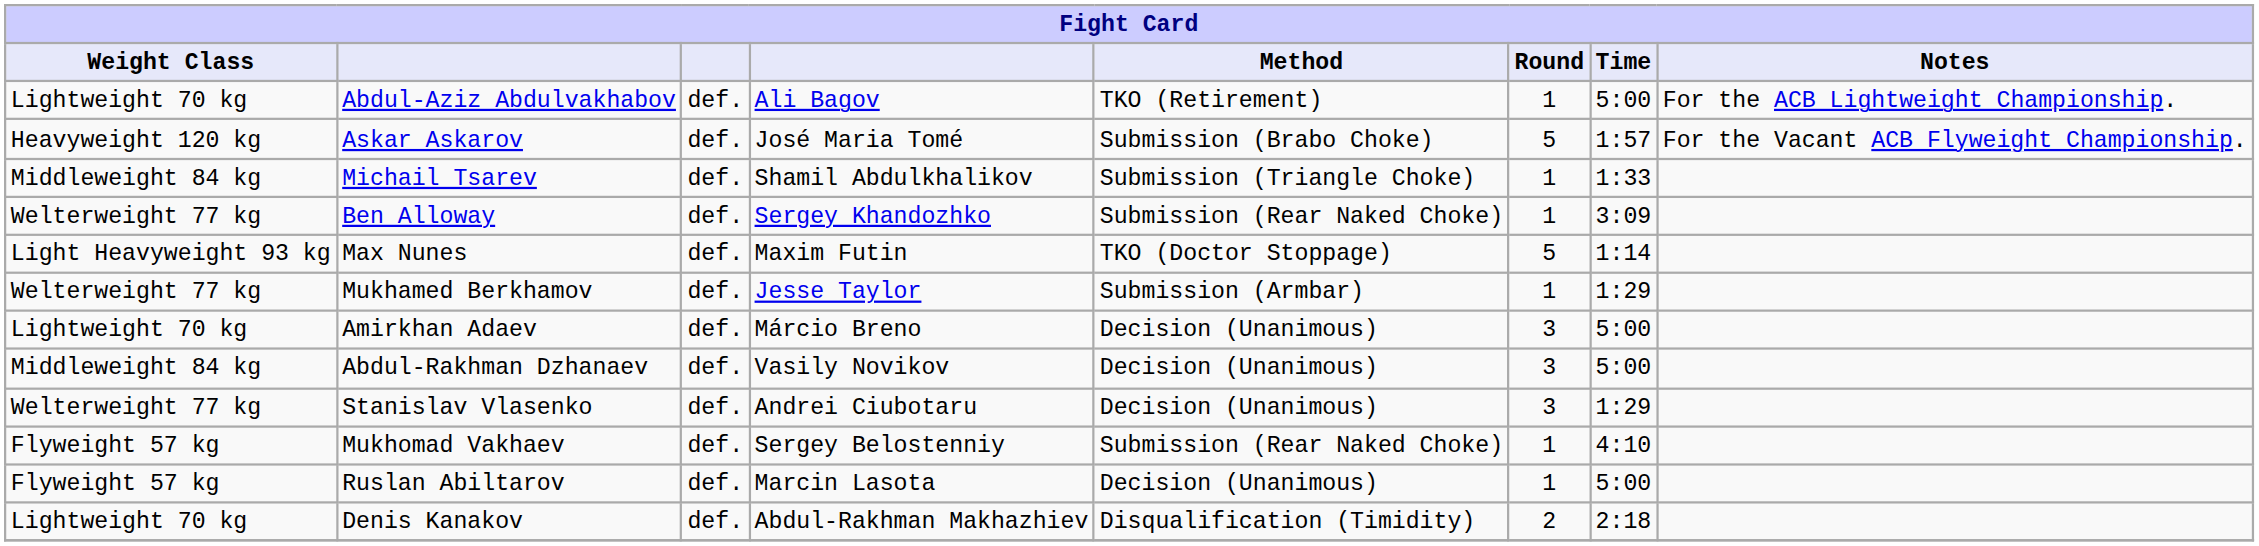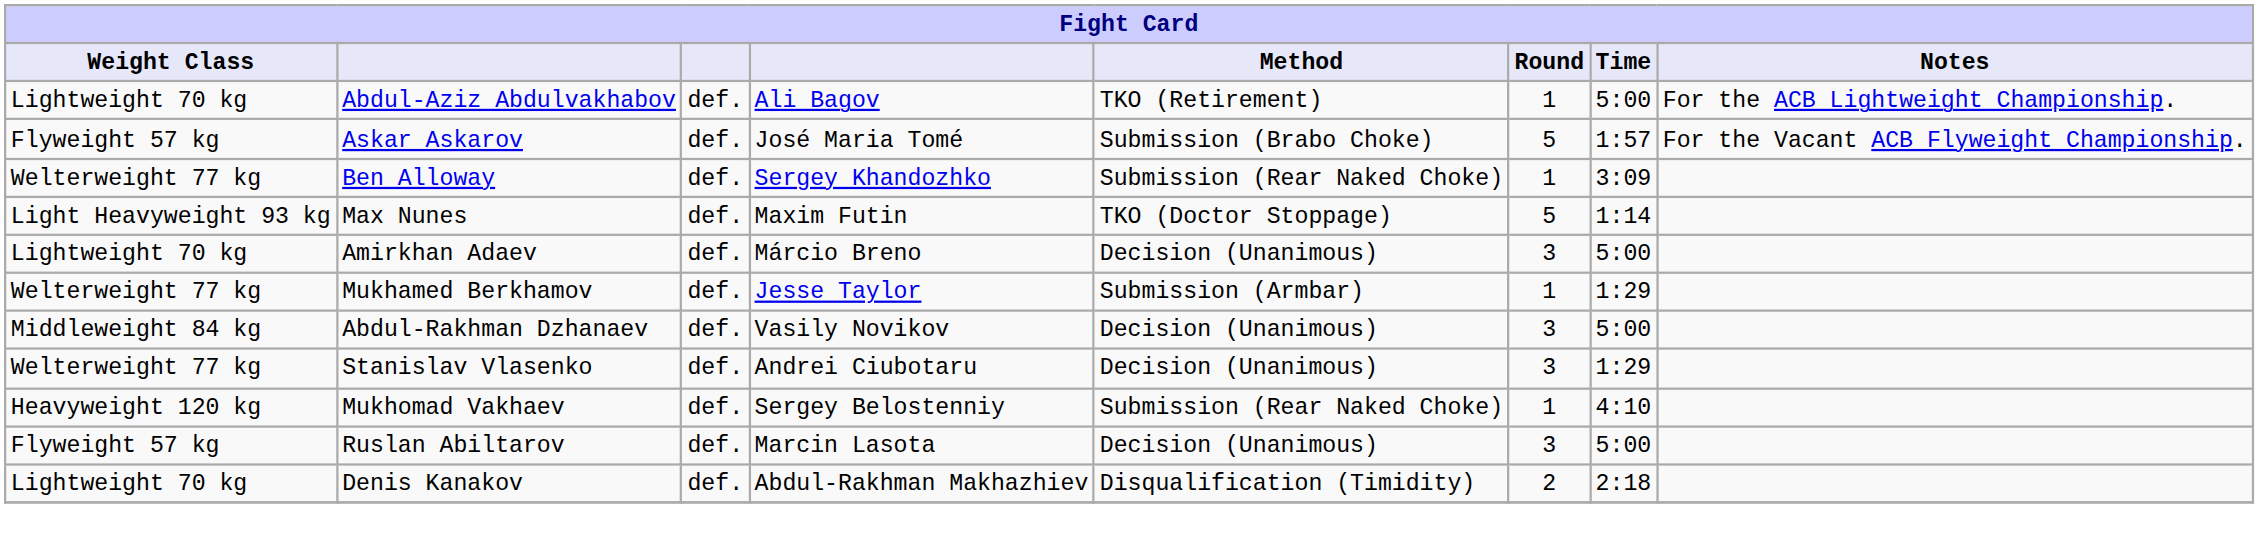(136, 139) Heavyweight 120 kg -> (115, 139) Flyweight 57 kg
- row: (440, 178)
rows swapped: (440, 331) <-> (467, 292)
(115, 445) Flyweight 57 kg -> (136, 407) Heavyweight 120 kg
(1549, 484) 1 -> (1549, 445) 3
